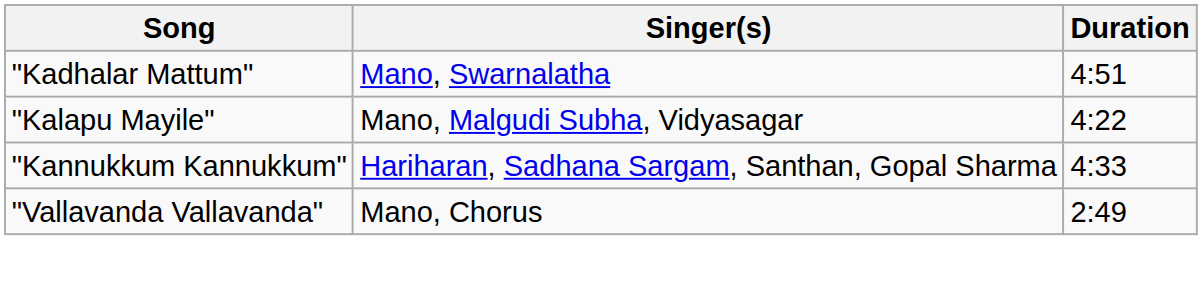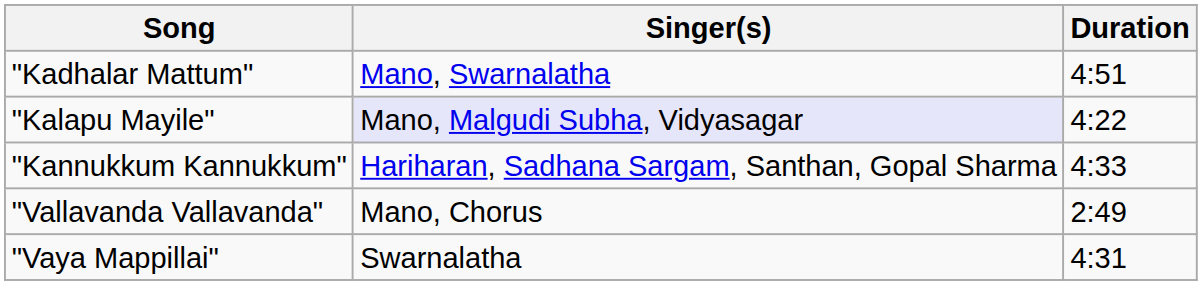(582, 120) no background -> (582, 120) lavender background
+ row: (115, 258)
